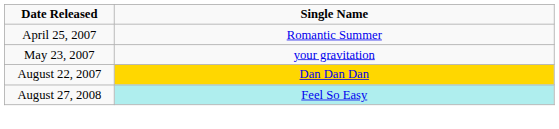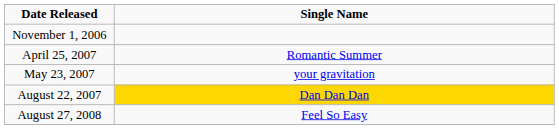+ row: (59, 34)
(334, 94) paleturquoise background -> (334, 114) no background
